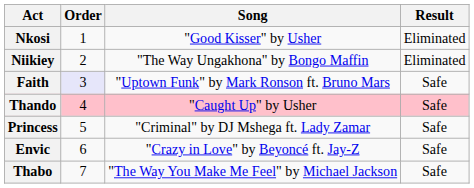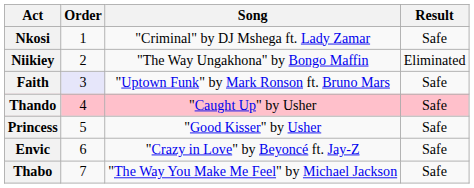(253, 37) "Good Kisser" by Usher -> (253, 37) "Criminal" by DJ Mshega ft. Lady Zamar
(435, 37) Eliminated -> (435, 37) Safe
(253, 127) "Criminal" by DJ Mshega ft. Lady Zamar -> (253, 127) "Good Kisser" by Usher
